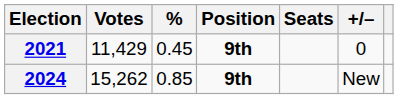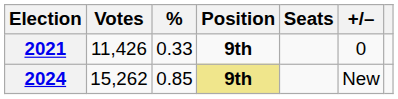(119, 49) 11,429 -> (119, 49) 11,426
(174, 49) 0.45 -> (174, 49) 0.33
(238, 78) no background -> (238, 78) khaki background
